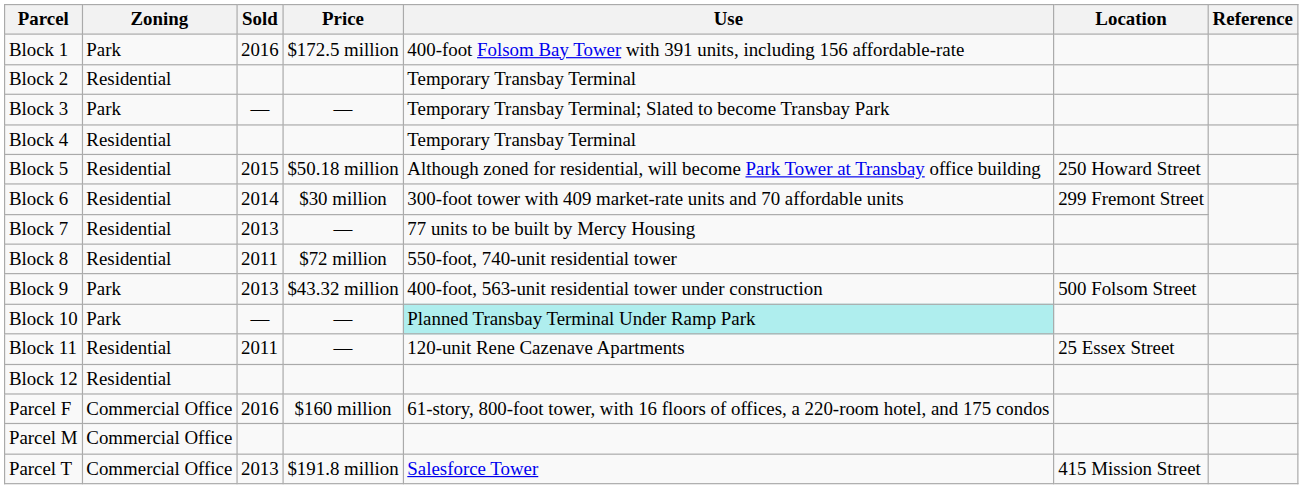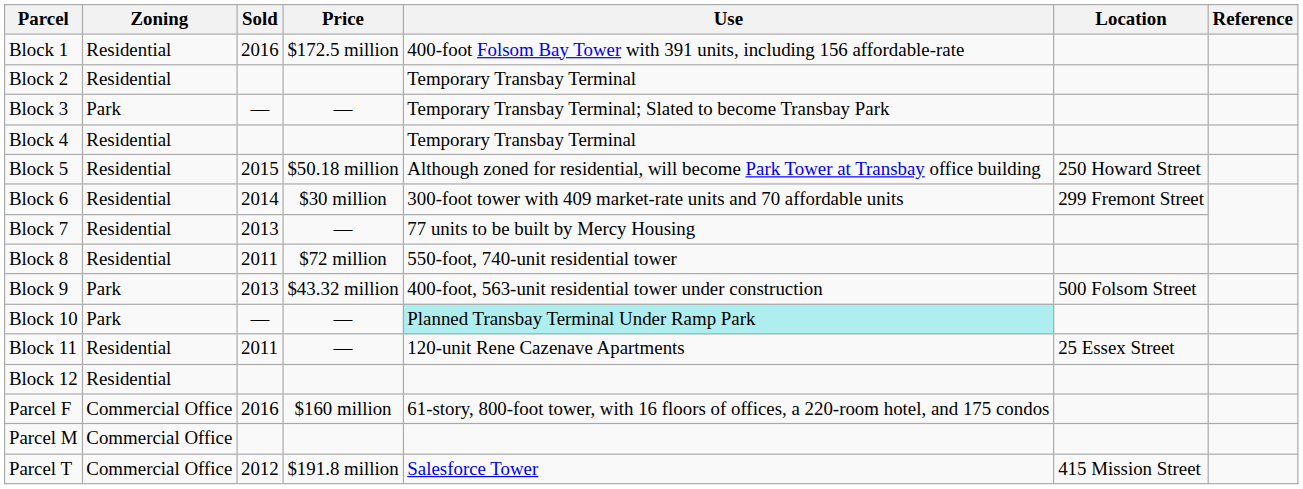(104, 49) Park -> (129, 49) Residential
(260, 468) 2013 -> (260, 468) 2012
